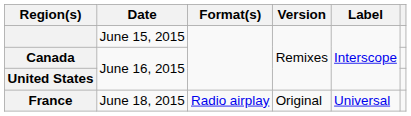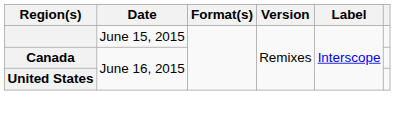- row: (50, 100)
